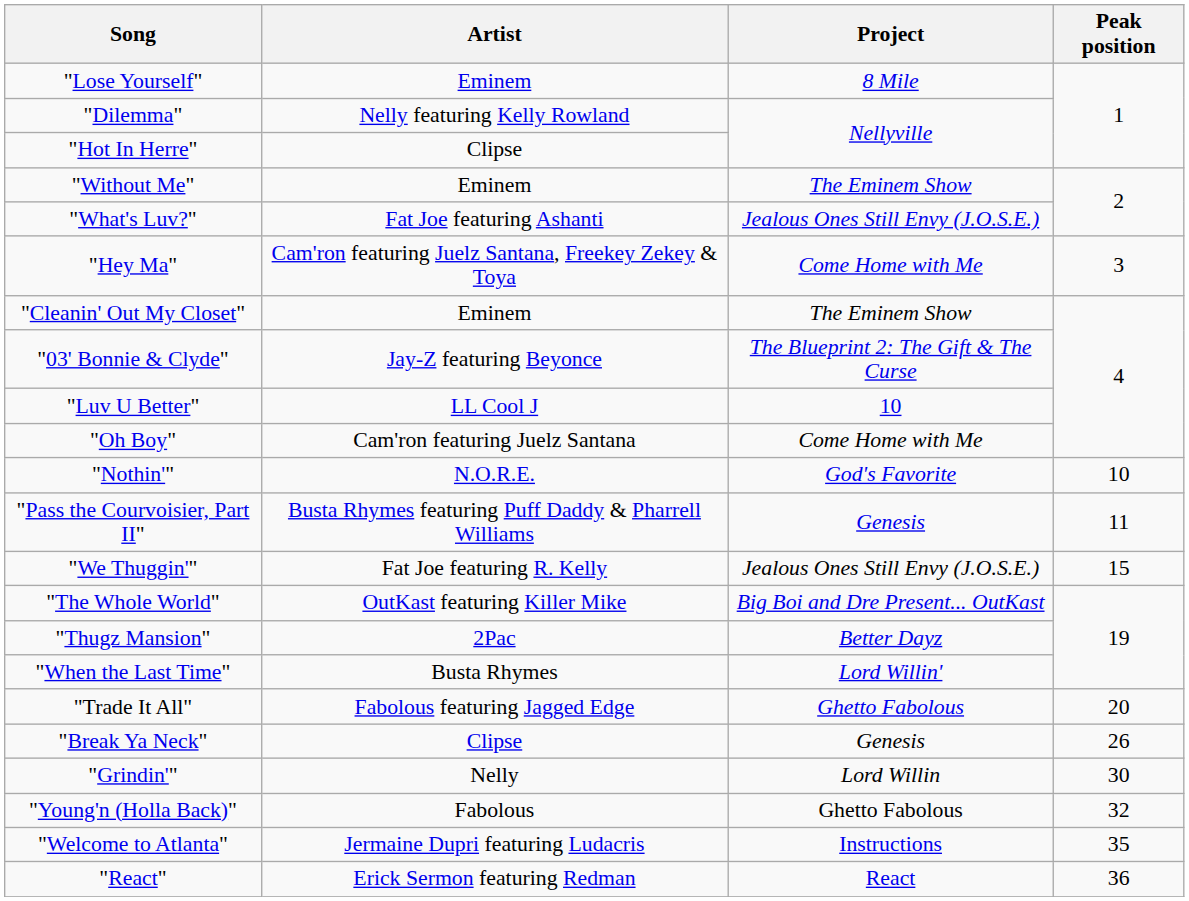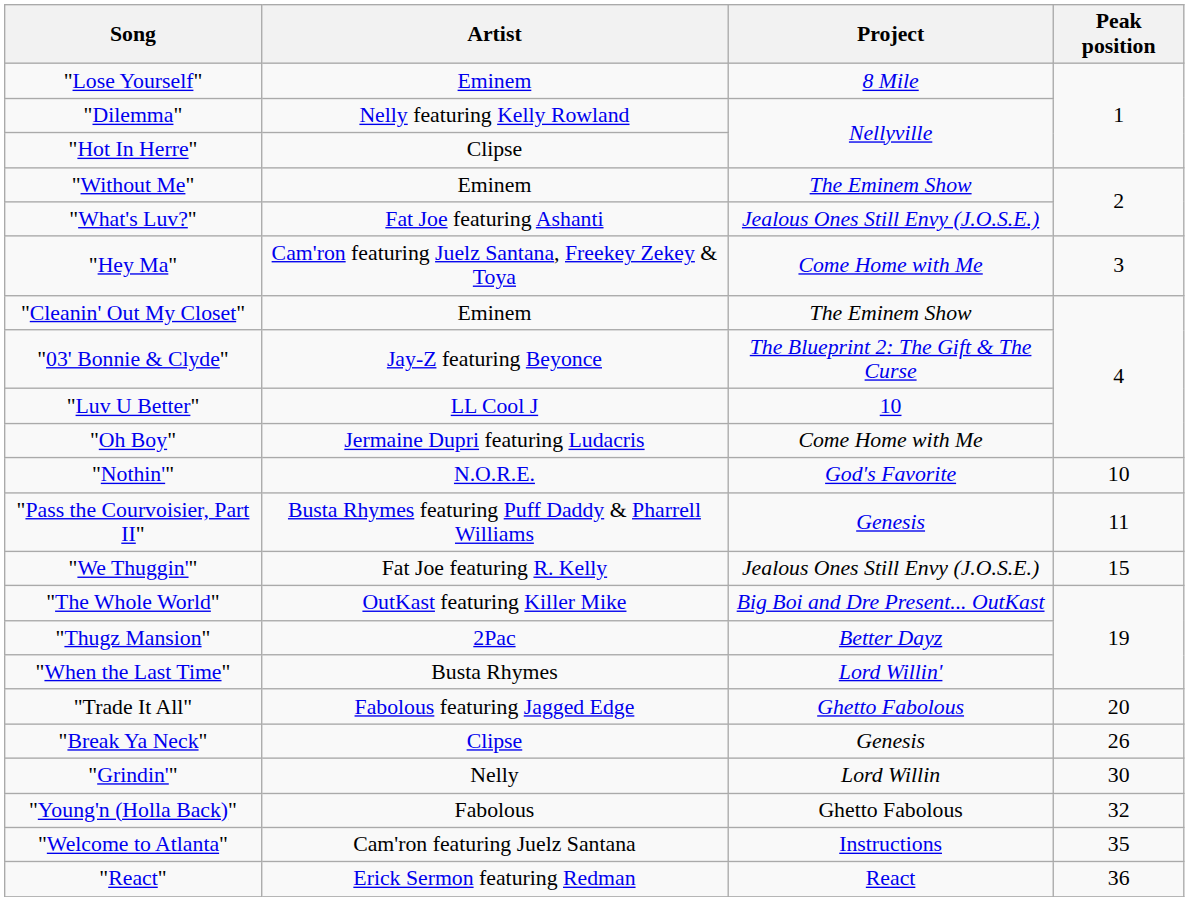(494, 440) Cam'ron featuring Juelz Santana -> (494, 440) Jermaine Dupri featuring Ludacris
(494, 844) Jermaine Dupri featuring Ludacris -> (494, 844) Cam'ron featuring Juelz Santana
